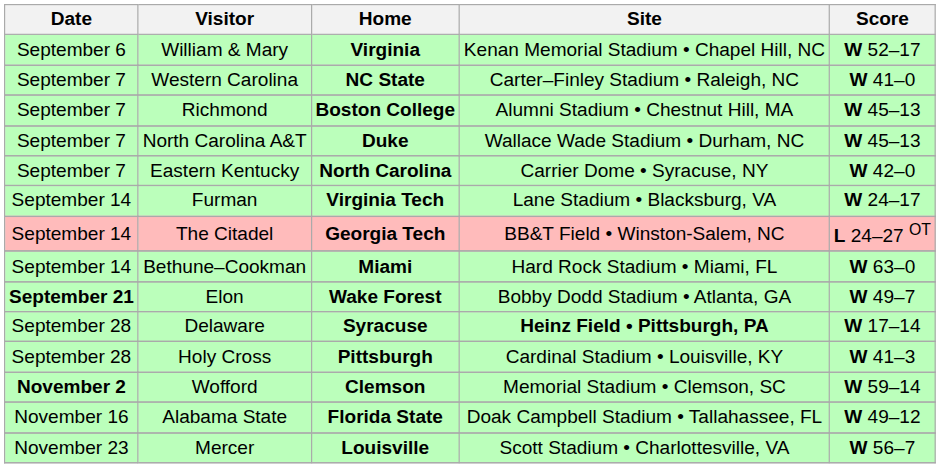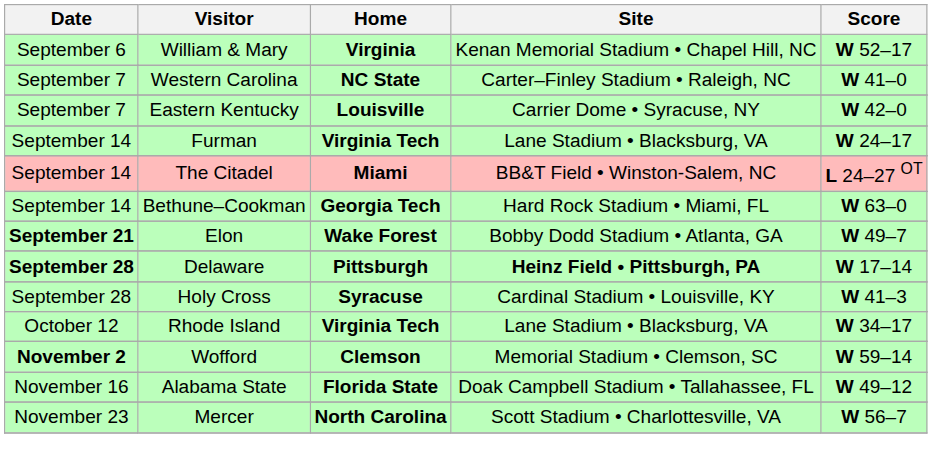- row: (225, 110)
- row: (225, 140)
(385, 170) North Carolina -> (381, 110) Louisville
(385, 233) Georgia Tech -> (381, 173) Miami
(385, 266) Miami -> (381, 205) Georgia Tech
(71, 326) normal -> (71, 266) bold
(385, 326) Syracuse -> (381, 266) Pittsburgh
(385, 356) Pittsburgh -> (381, 296) Syracuse
+ row: (224, 326)
(385, 447) Louisville -> (381, 417) North Carolina
